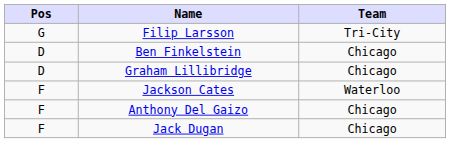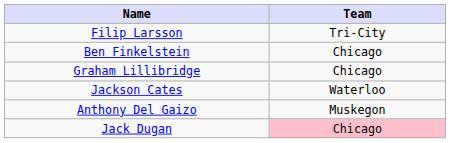- column: (41, 14)
(372, 109) Chicago -> (357, 109) Muskegon
(372, 128) no background -> (357, 128) pink background
